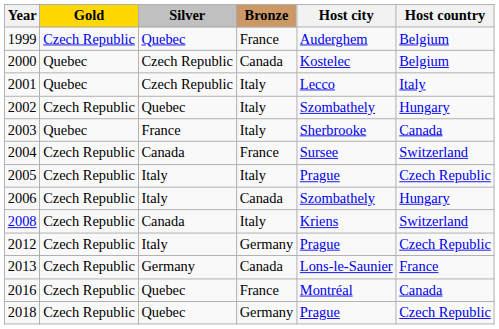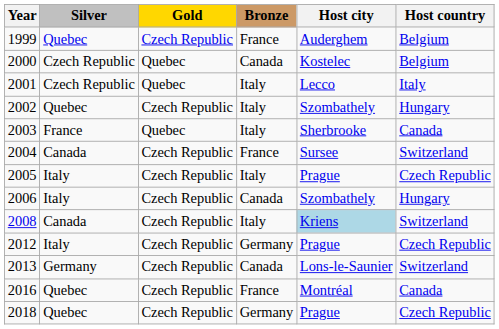columns swapped: (89, 15) <-> (187, 15)
(319, 221) no background -> (319, 221) lightblue background
(419, 267) France -> (434, 267) Switzerland
